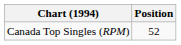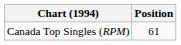(154, 31) 52 -> (154, 31) 61
